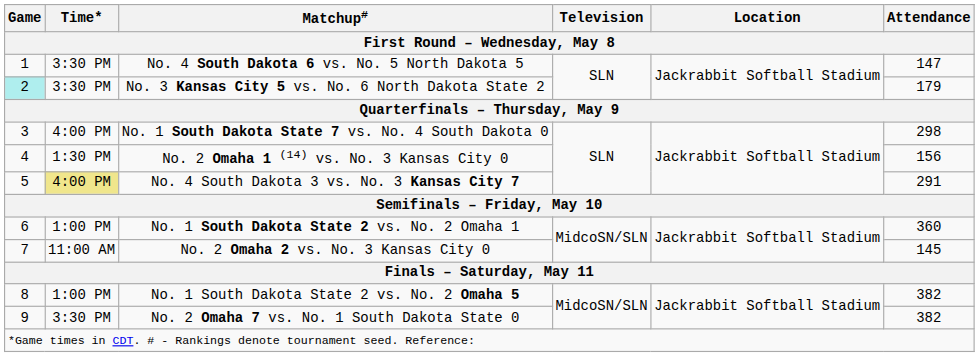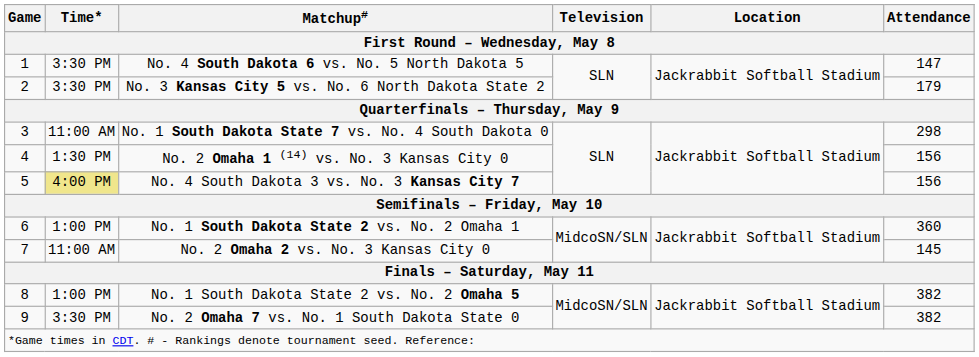(25, 88) paleturquoise background -> (25, 88) no background
(82, 133) 4:00 PM -> (82, 133) 11:00 AM
(929, 183) 291 -> (929, 183) 156
